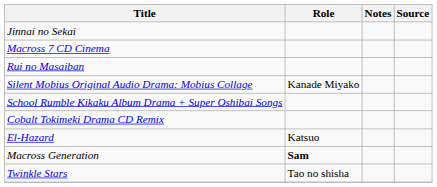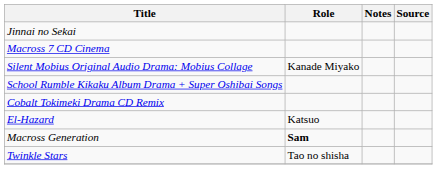- row: (46, 66)
